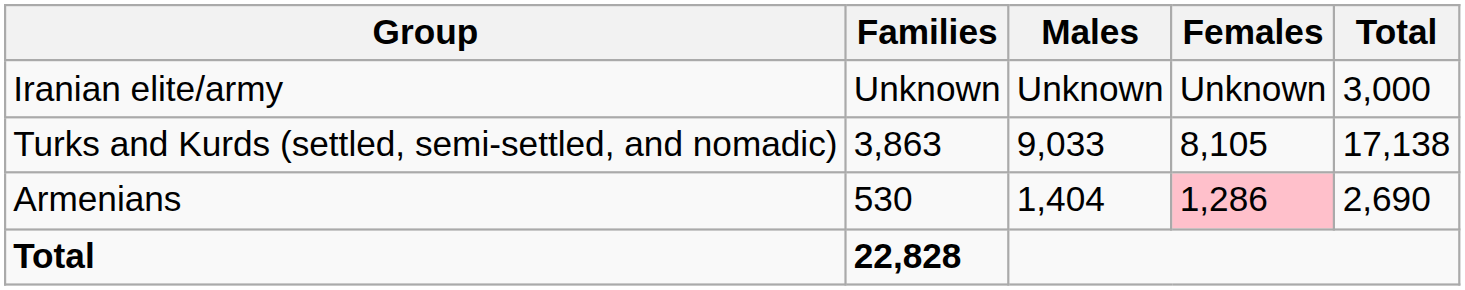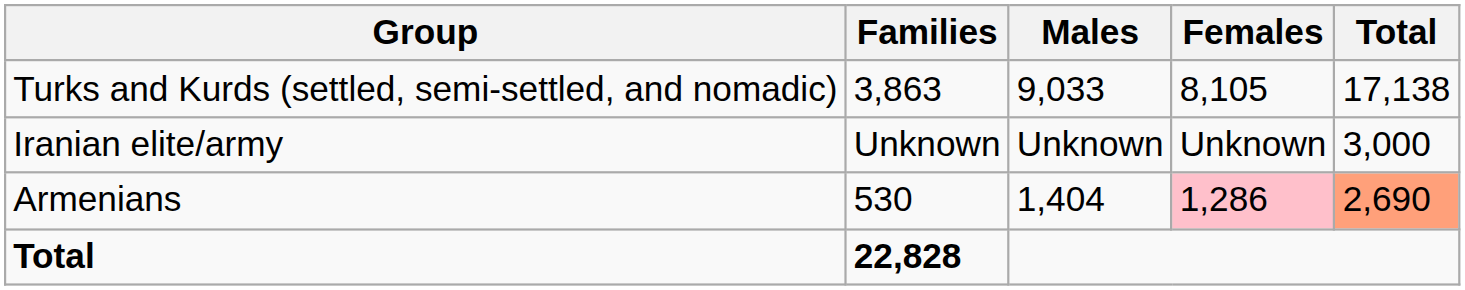rows swapped: (148, 88) <-> (425, 144)
(1387, 199) no background -> (1387, 199) lightsalmon background
